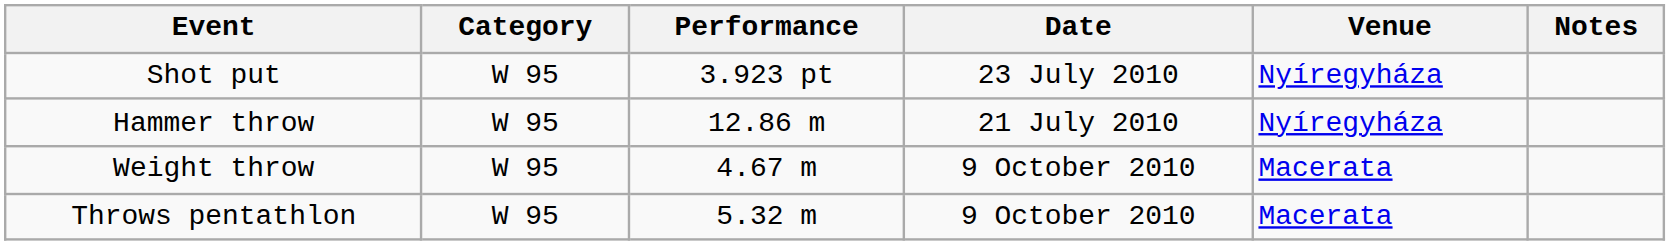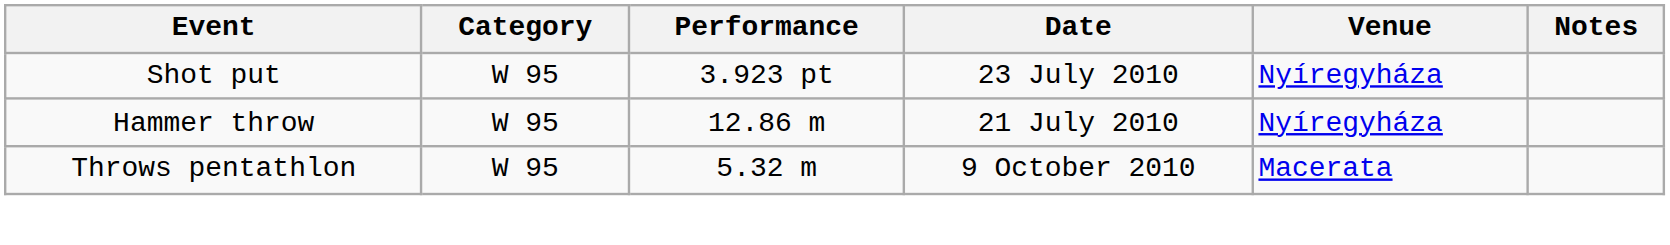- row: (214, 169)
